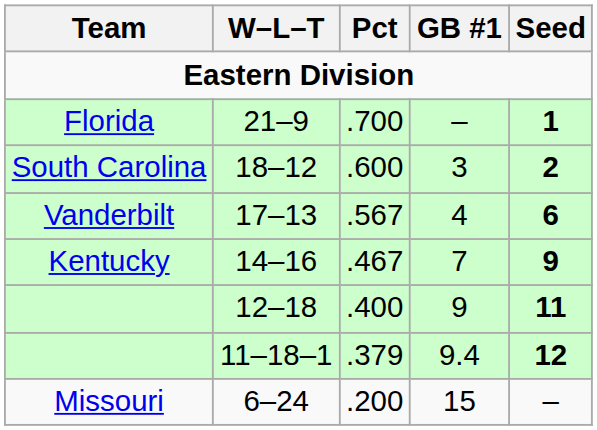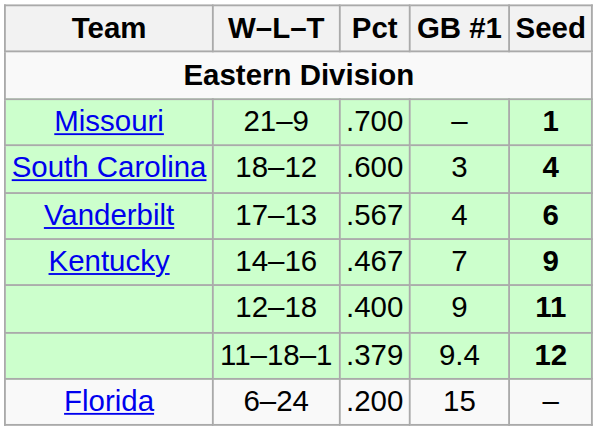(109, 121) Florida -> (109, 121) Missouri
(551, 168) 2 -> (551, 168) 4
(109, 401) Missouri -> (109, 401) Florida
